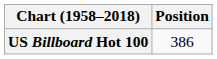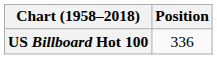(182, 41) 386 -> (182, 41) 336
